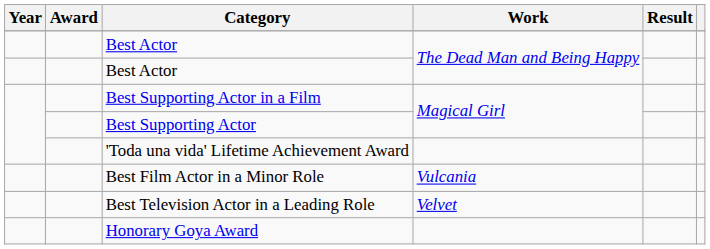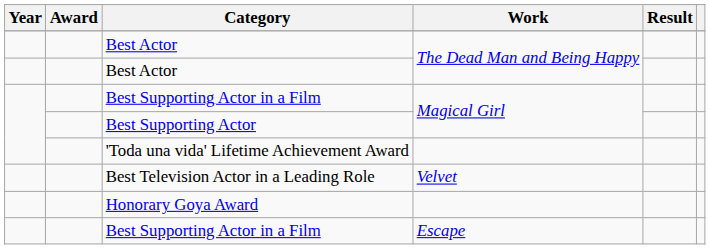- row: (215, 177)
+ row: (213, 230)
